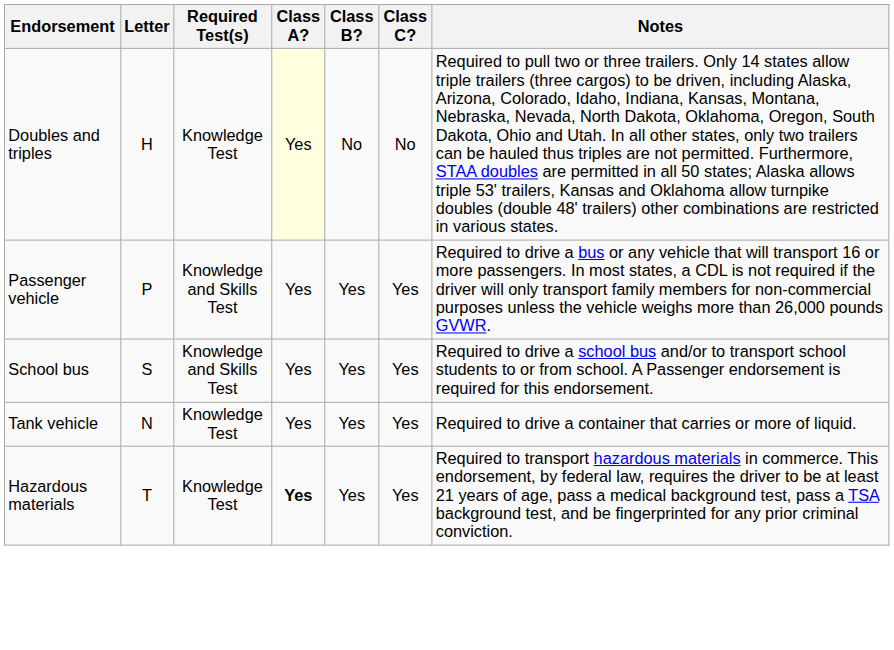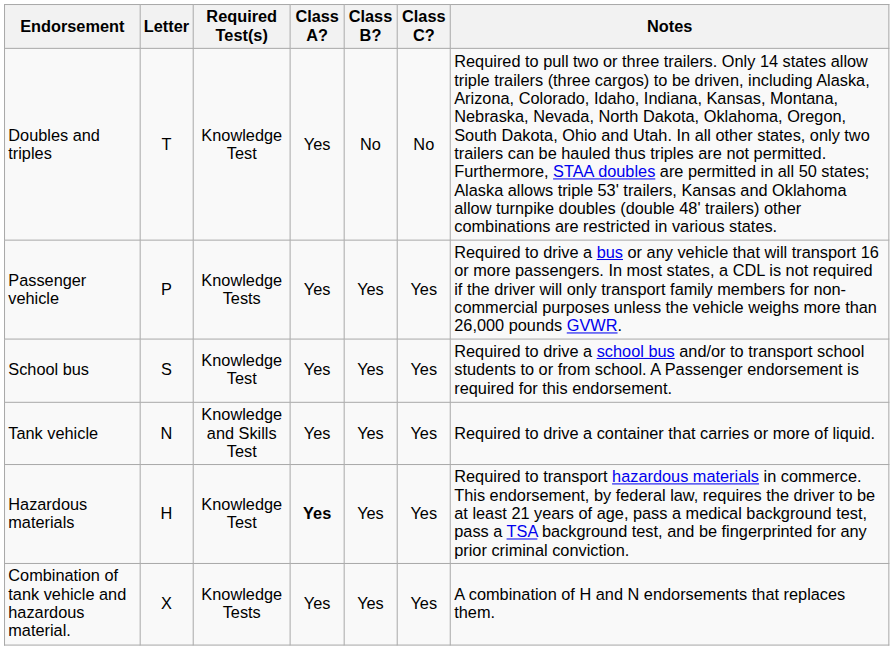(147, 144) H -> (166, 144) T
(298, 144) lightyellow background -> (317, 144) no background
(222, 289) Knowledge and Skills Test -> (242, 289) Knowledge Tests
(222, 370) Knowledge and Skills Test -> (242, 370) Knowledge Test
(222, 423) Knowledge Test -> (242, 433) Knowledge and Skills Test
(147, 495) T -> (166, 514) H
+ row: (67, 604)
